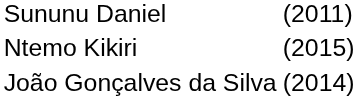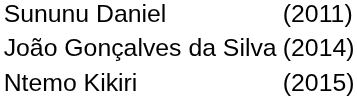rows swapped: (140, 82) <-> (70, 48)
